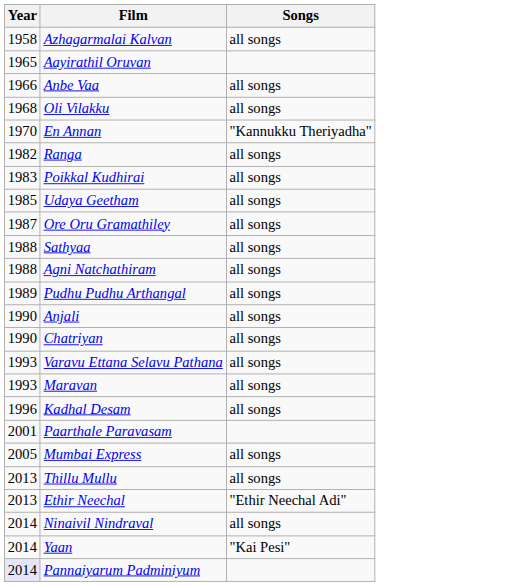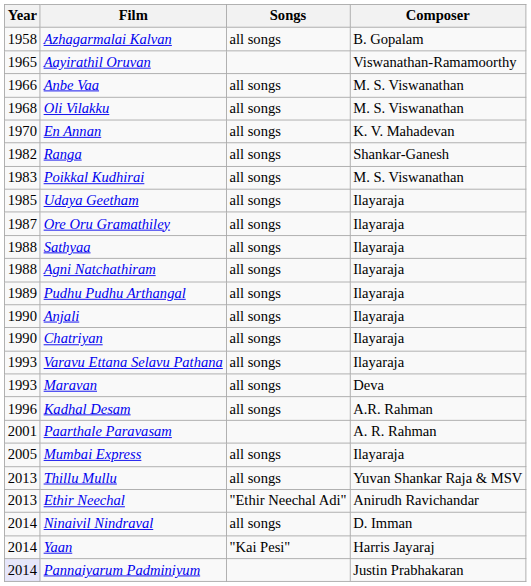+ column: (438, 16)
(301, 131) "Kannukku Theriyadha" -> (255, 131) all songs
